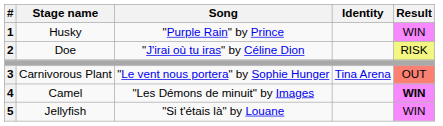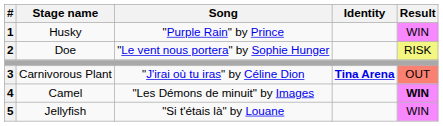(223, 50) "J'irai où tu iras" by Céline Dion -> (223, 50) "Le vent nous portera" by Sophie Hunger
(223, 74) "Le vent nous portera" by Sophie Hunger -> (223, 74) "J'irai où tu iras" by Céline Dion
(363, 74) normal -> (365, 74) bold
